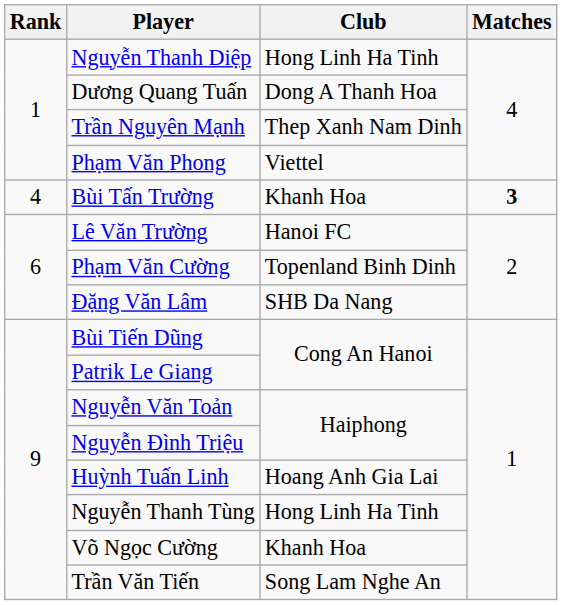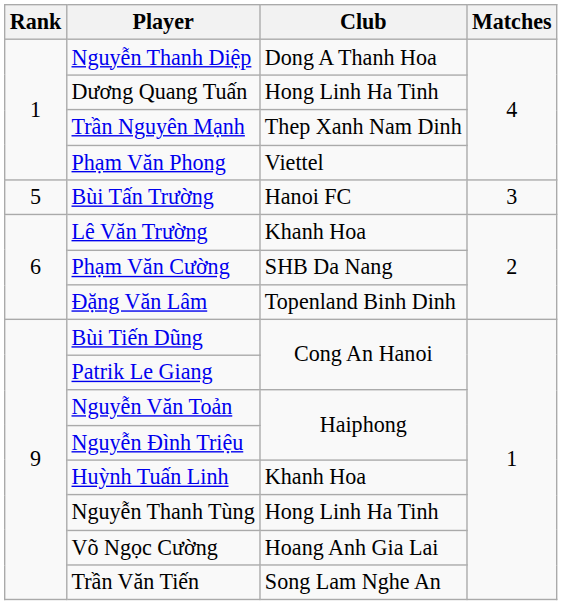(352, 57) Hong Linh Ha Tinh -> (351, 57) Dong A Thanh Hoa
(351, 92) Dong A Thanh Hoa -> (352, 92) Hong Linh Ha Tinh
(36, 197) 4 -> (36, 197) 5
(315, 197) Khanh Hoa -> (308, 197) Hanoi FC
(512, 197) bold -> (512, 197) normal
(308, 232) Hanoi FC -> (315, 232) Khanh Hoa
(360, 267) Topenland Binh Dinh -> (329, 267) SHB Da Nang
(329, 302) SHB Da Nang -> (360, 302) Topenland Binh Dinh
(352, 477) Hoang Anh Gia Lai -> (315, 477) Khanh Hoa
(315, 547) Khanh Hoa -> (352, 547) Hoang Anh Gia Lai
